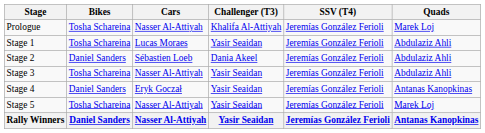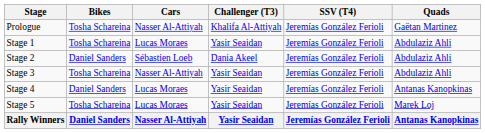(414, 27) Marek Loj -> (426, 27) Gaëtan Martinez
(158, 89) Eryk Goczał -> (161, 89) Lucas Moraes
(169, 104) Nasser Al-Attiyah -> (161, 104) Lucas Moraes
